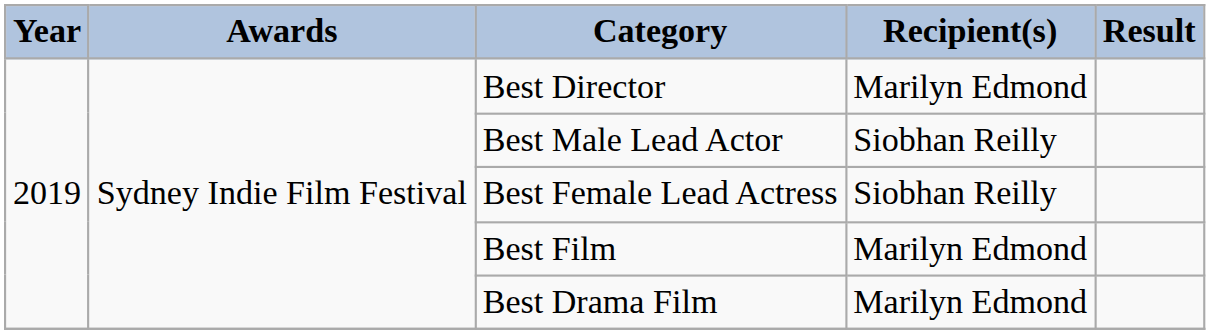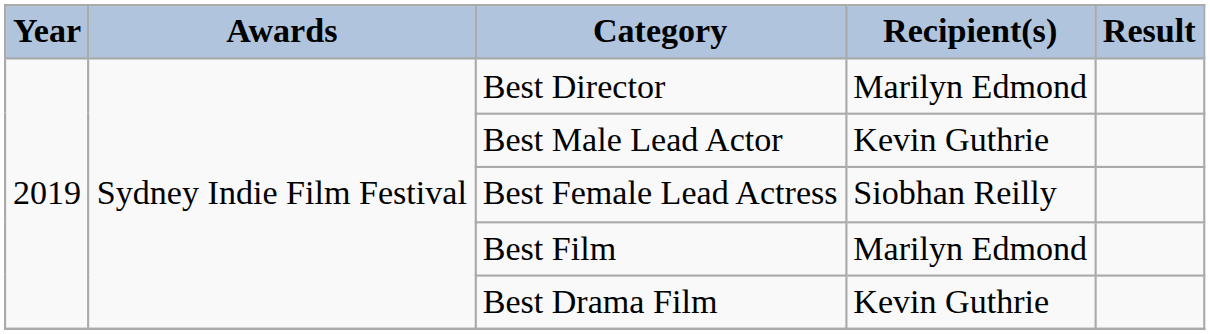(955, 139) Siobhan Reilly -> (951, 139) Kevin Guthrie
(970, 301) Marilyn Edmond -> (951, 301) Kevin Guthrie
